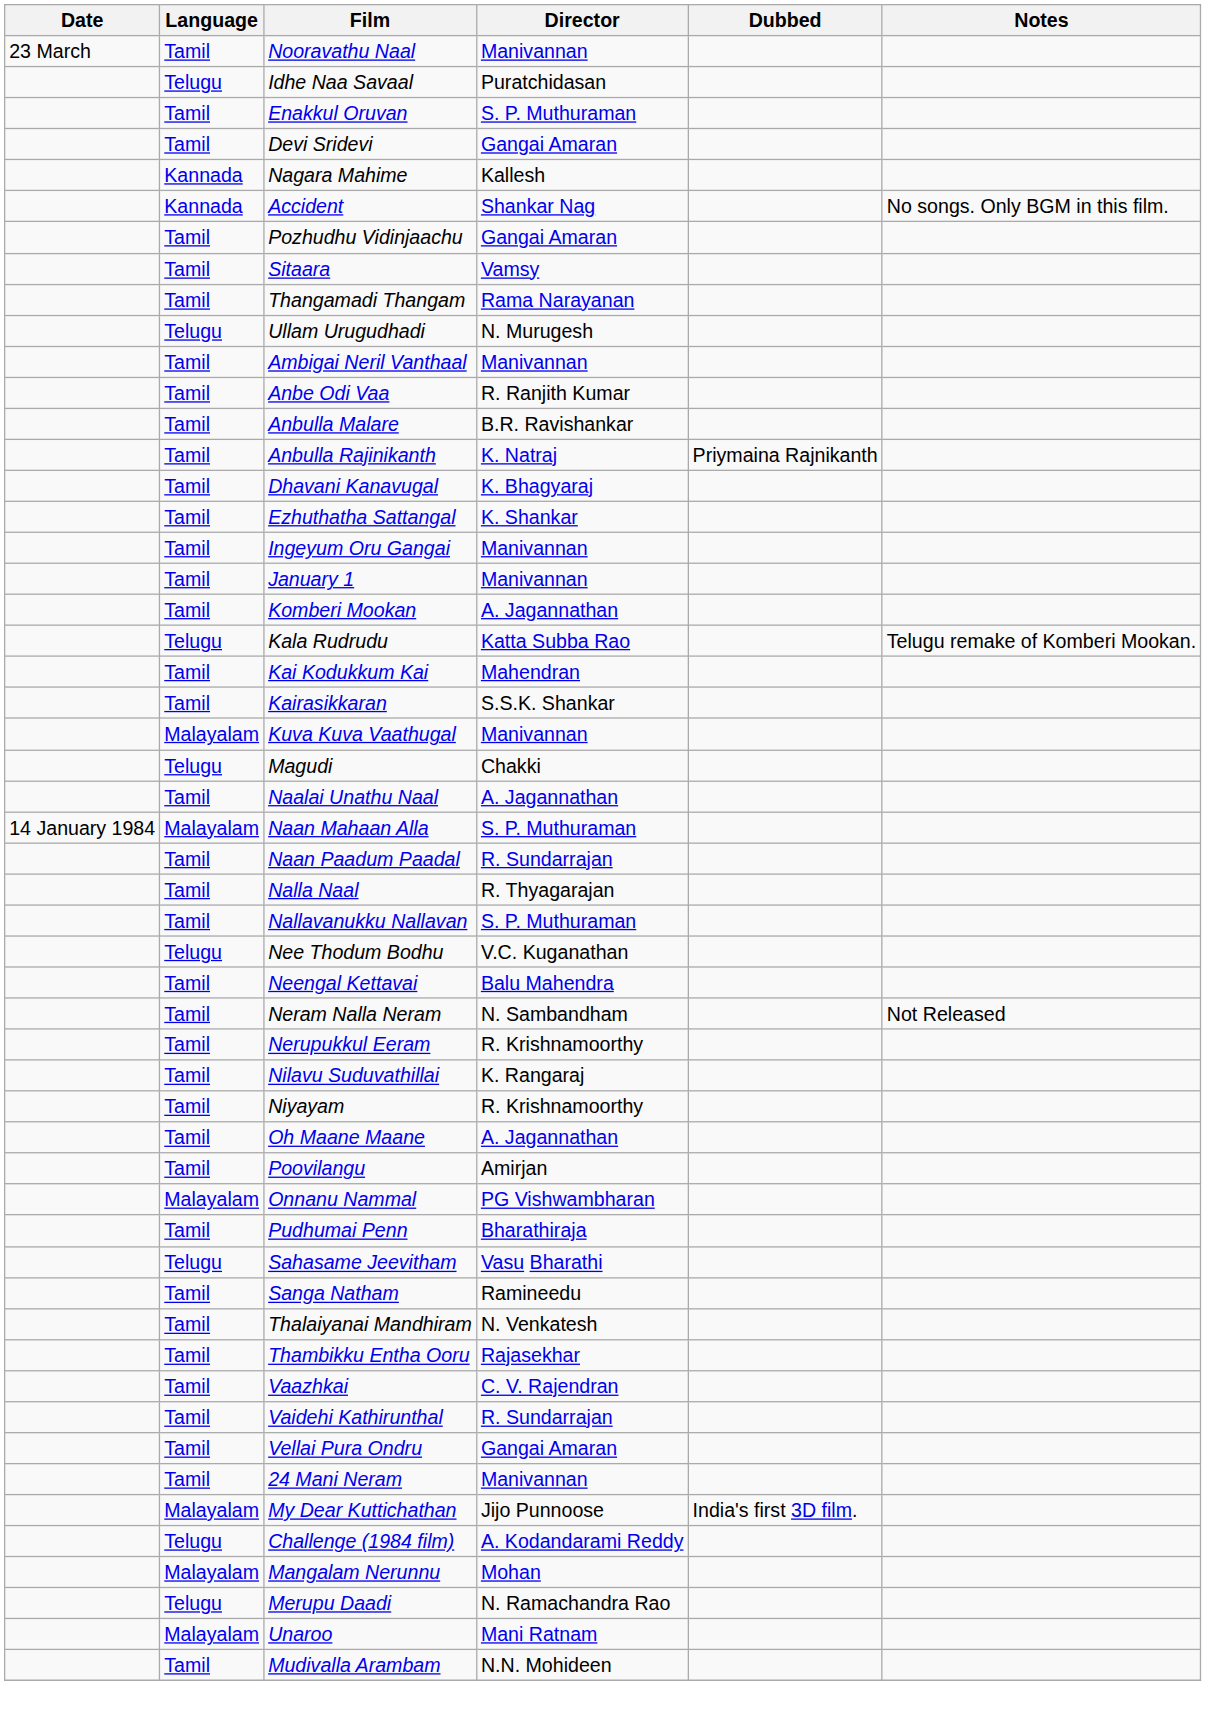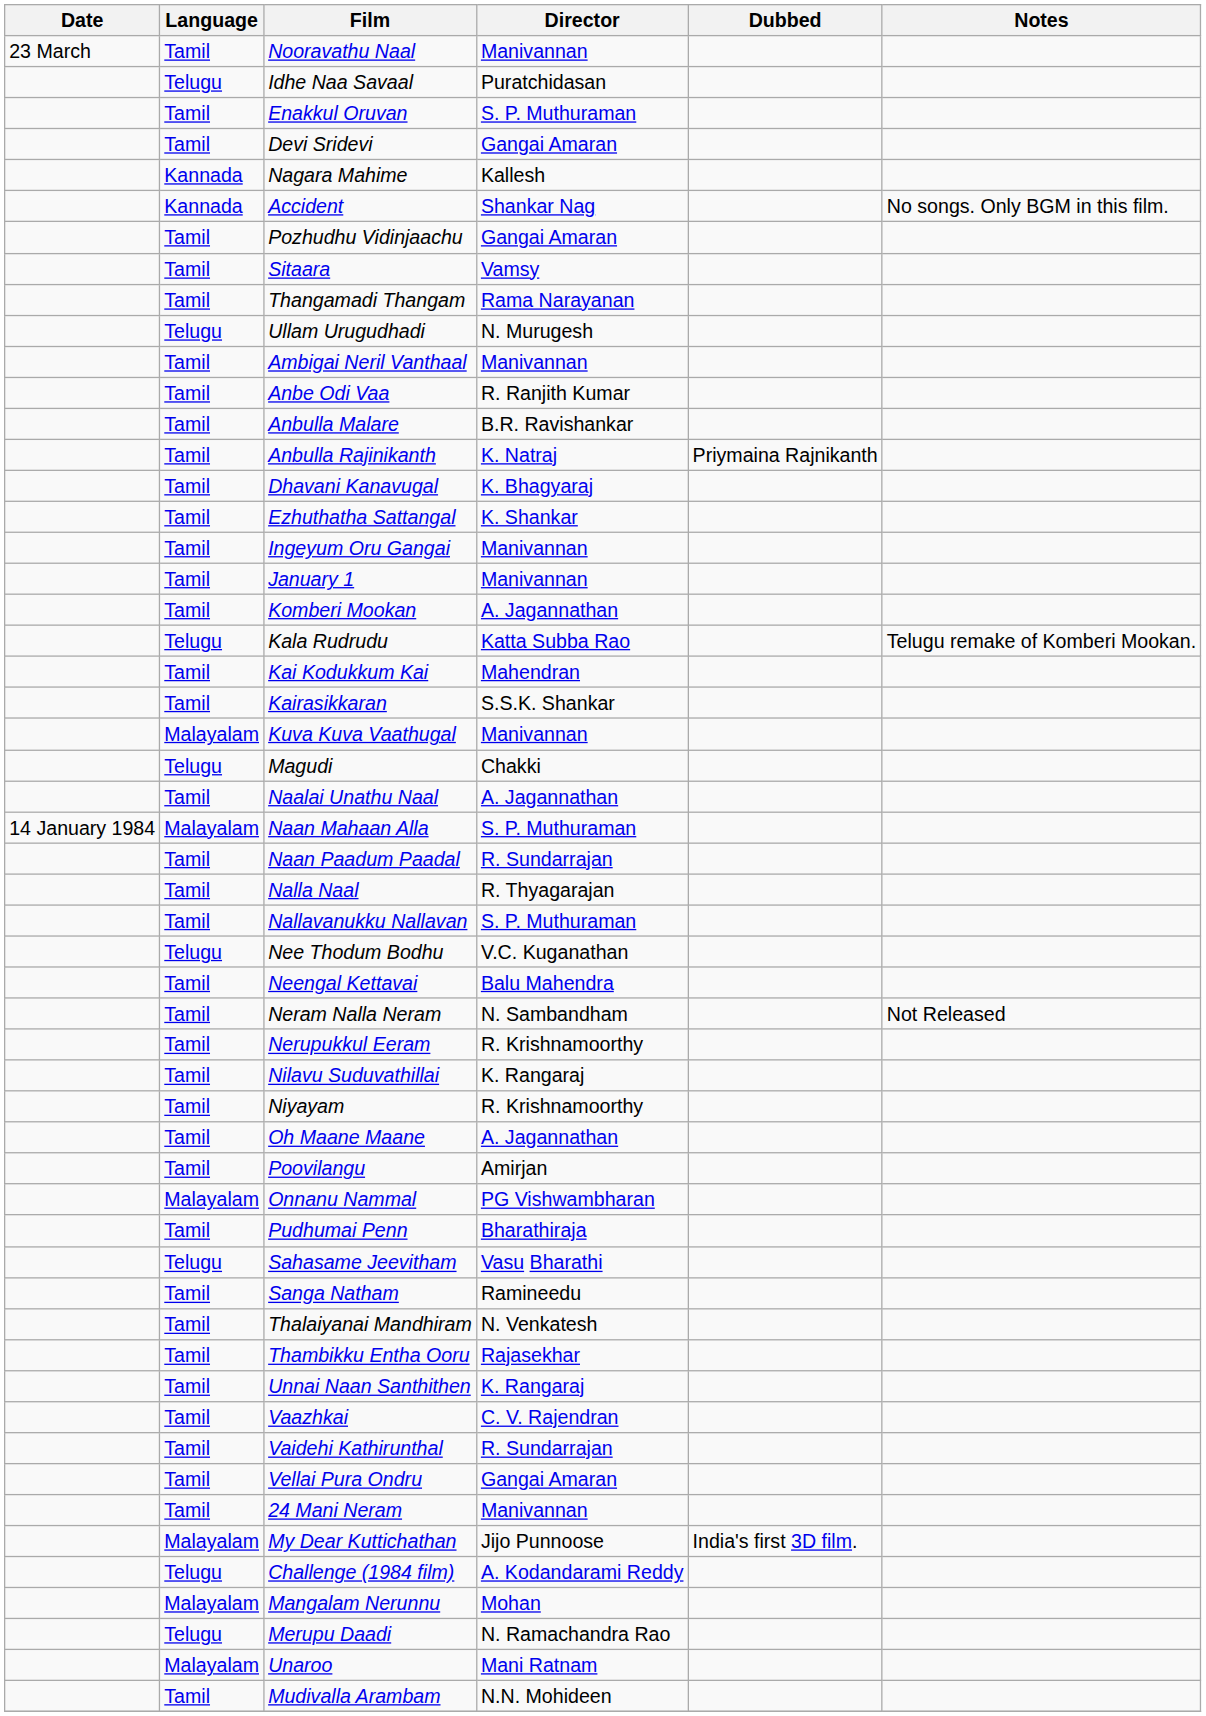+ row: (369, 1386)
